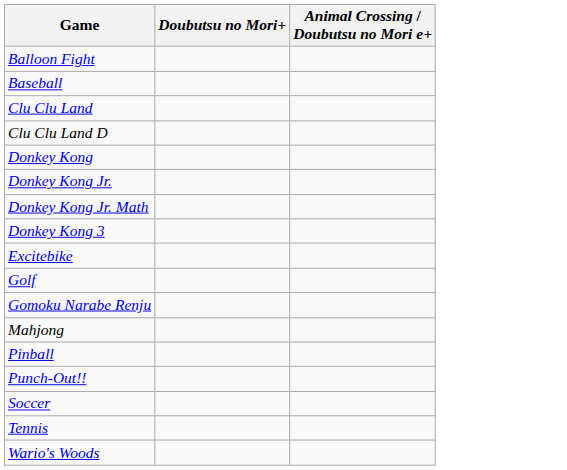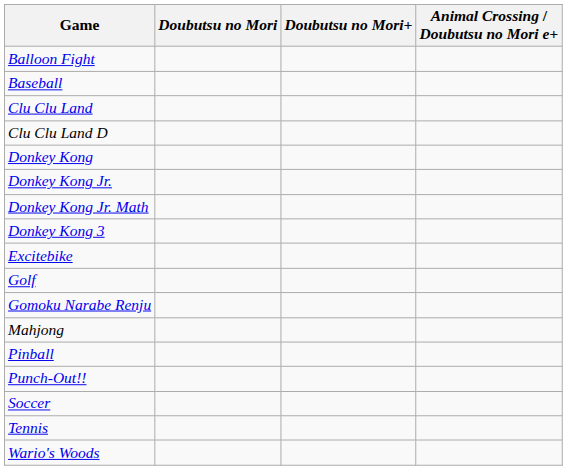+ column: (218, 25)
